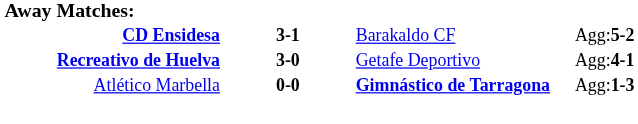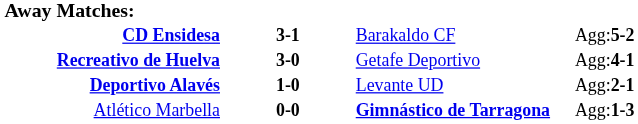+ row: (155, 85)
